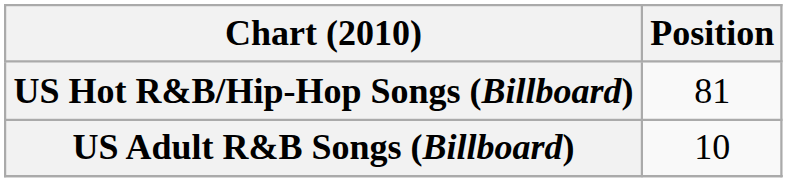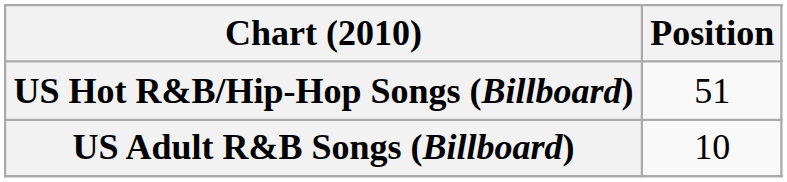(712, 90) 81 -> (712, 90) 51
